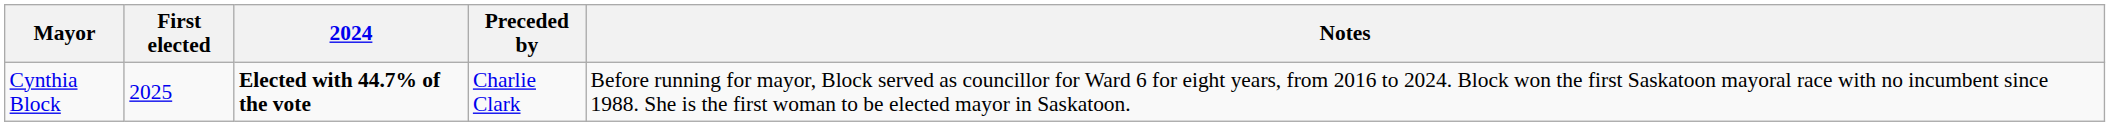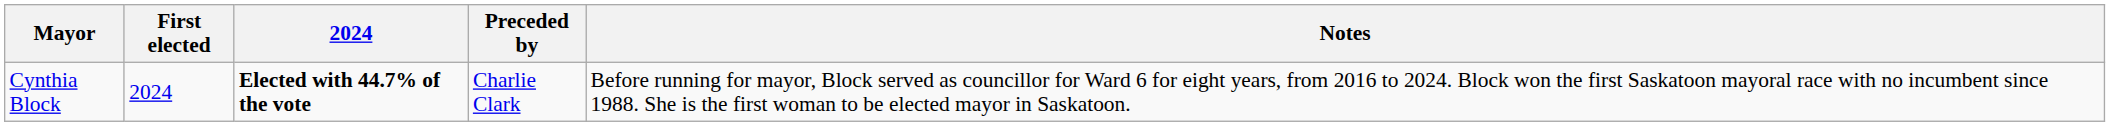(151, 91) 2025 -> (151, 91) 2024
